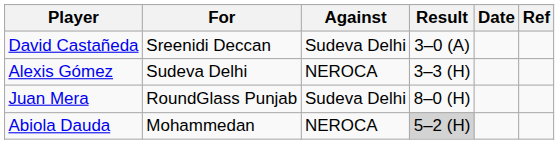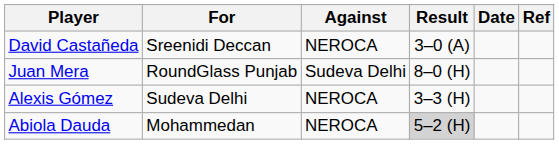(355, 44) Sudeva Delhi -> (341, 44) NEROCA
rows swapped: (49, 98) <-> (61, 71)
